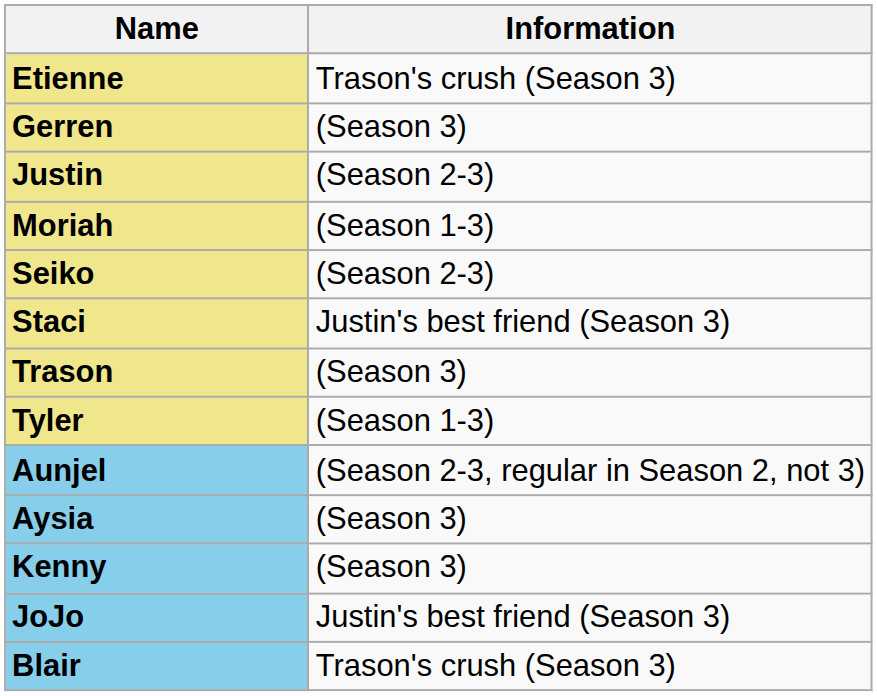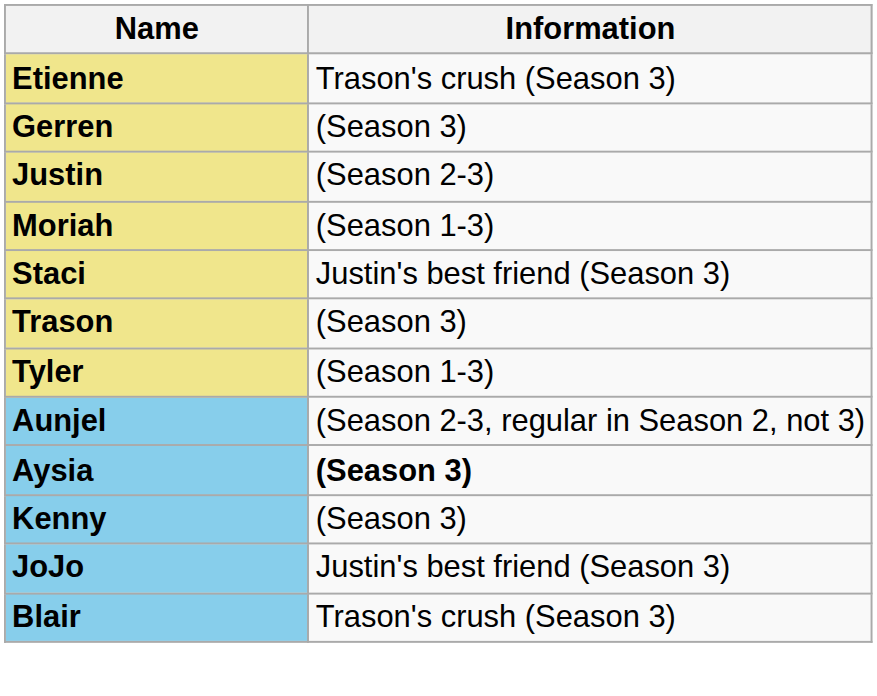- row: (53, 273)
(391, 518) normal -> (394, 469) bold
